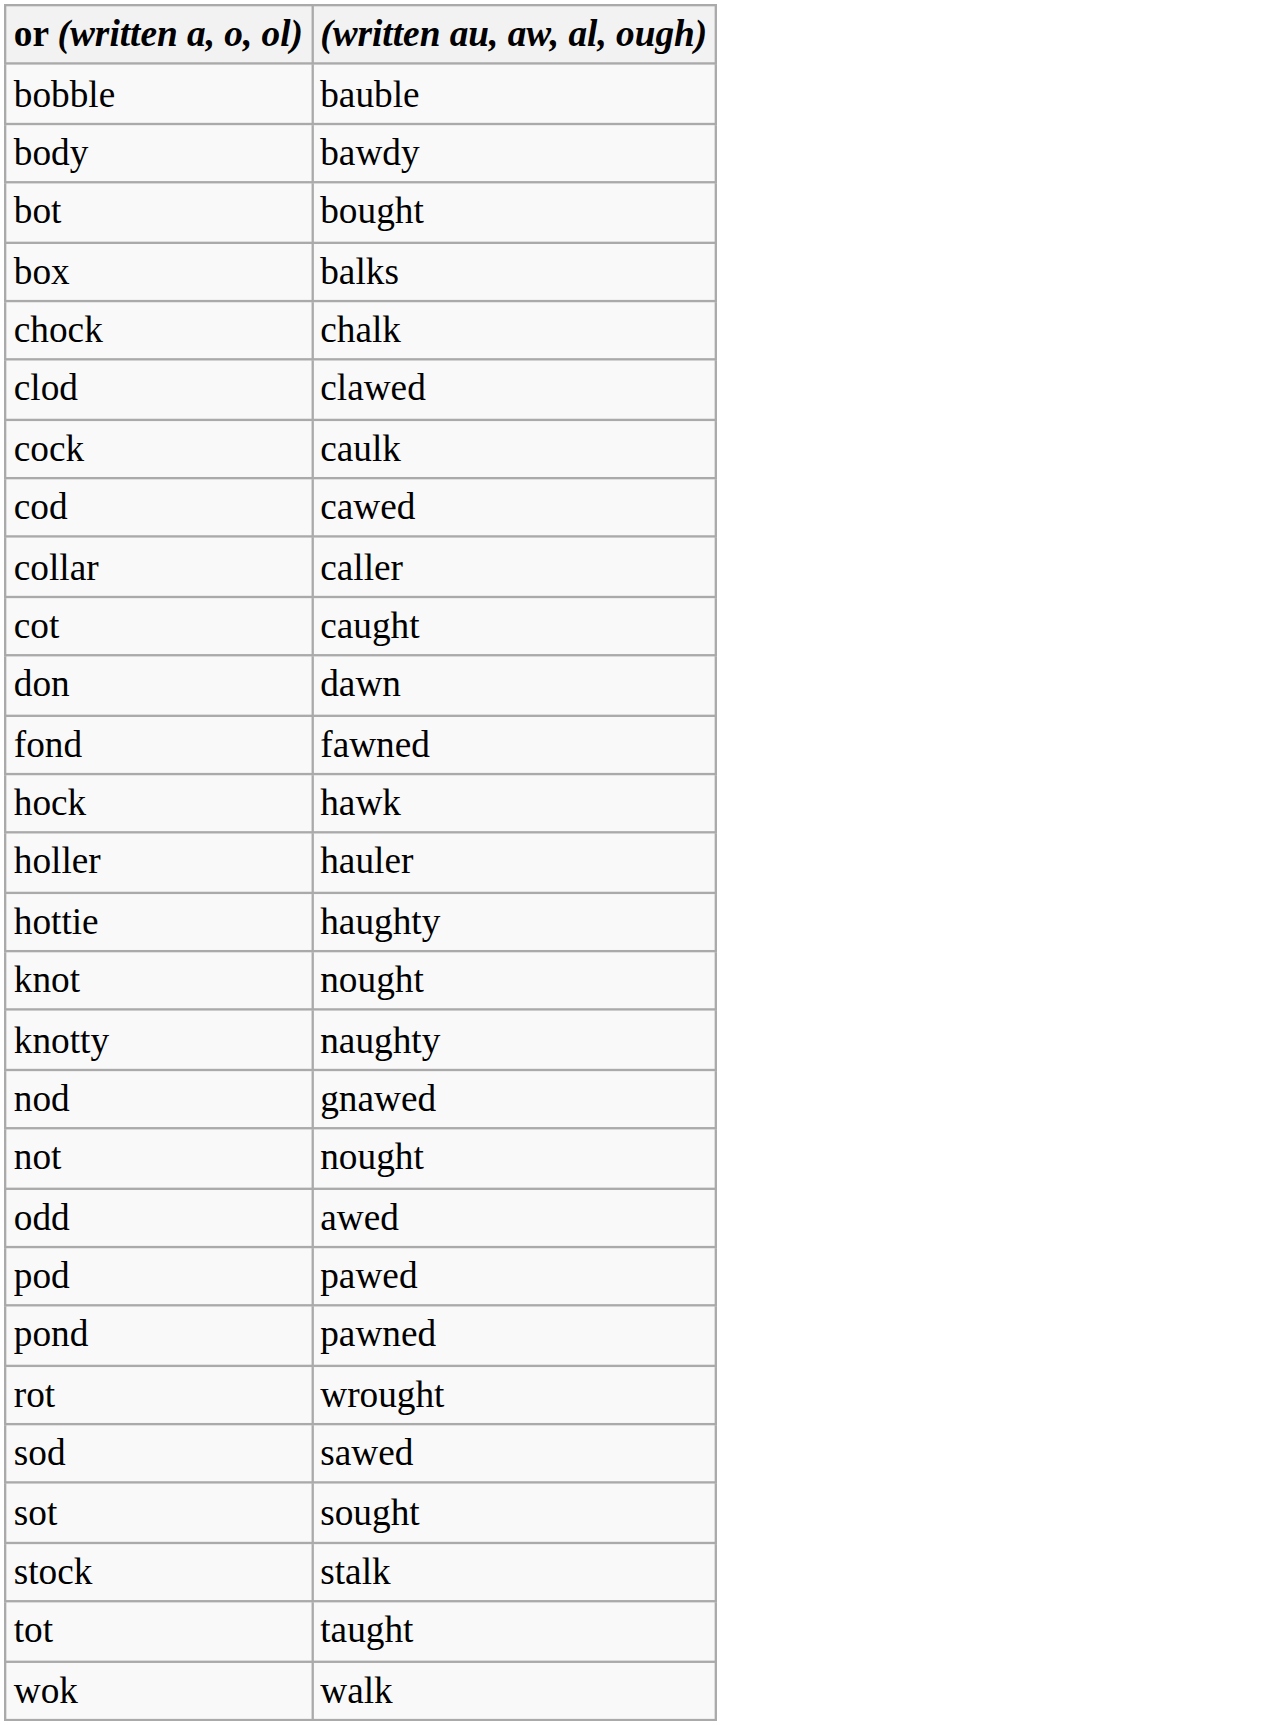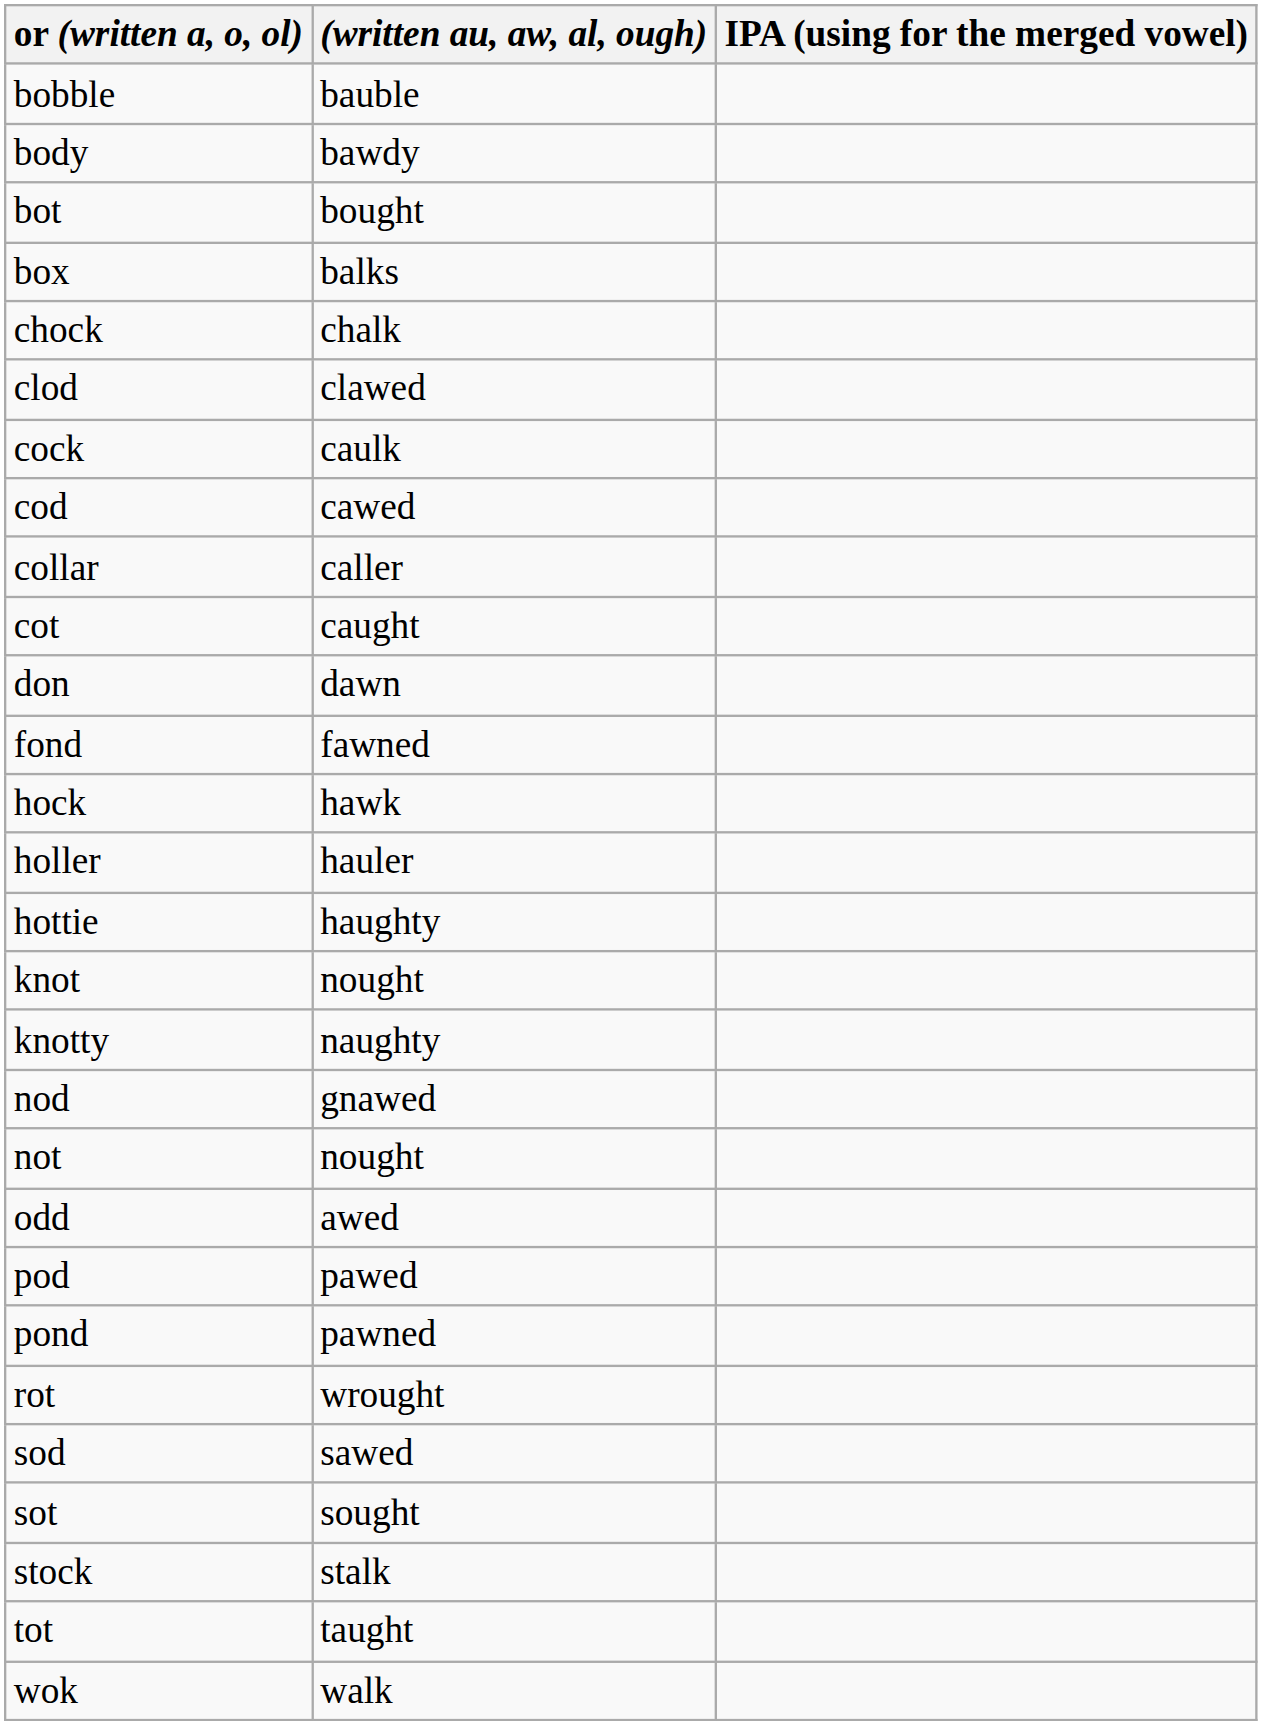+ column: (986, 34)
